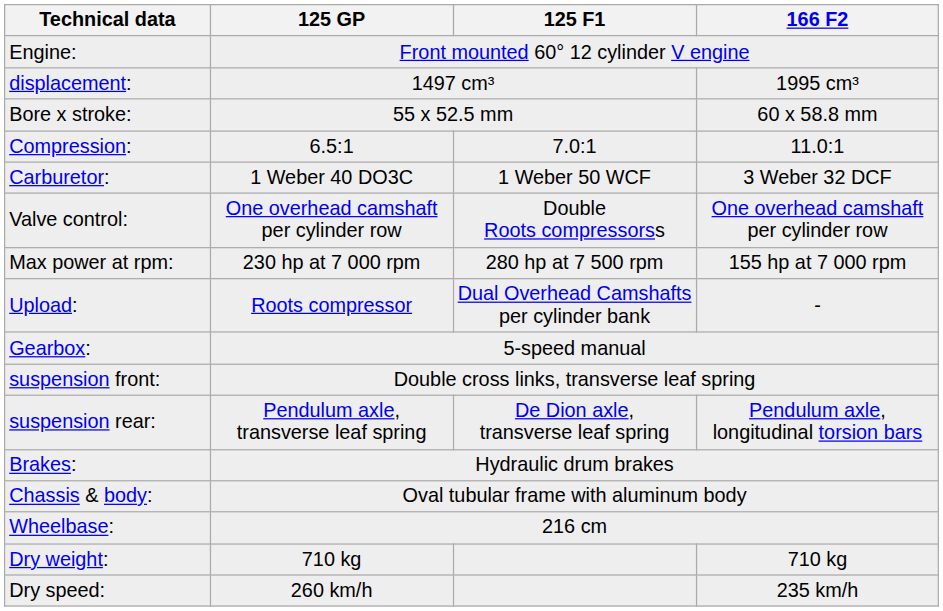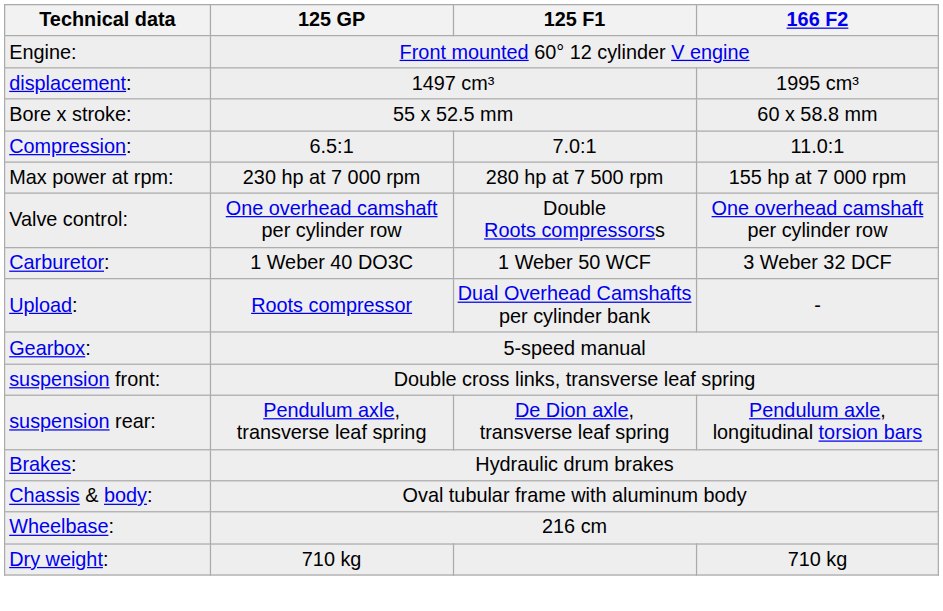rows swapped: (94, 262) <-> (62, 177)
- row: (60, 590)
